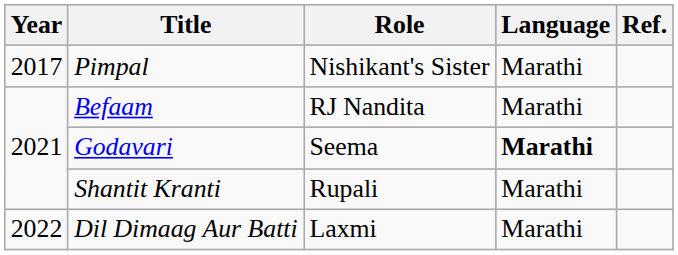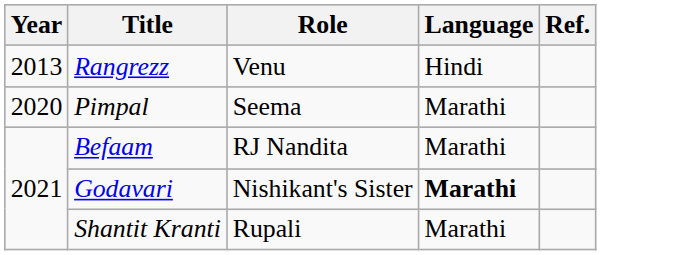+ row: (122, 65)
(37, 65) 2017 -> (37, 106) 2020
(400, 65) Nishikant's Sister -> (267, 106) Seema
(344, 147) Seema -> (323, 188) Nishikant's Sister
- row: (186, 229)
